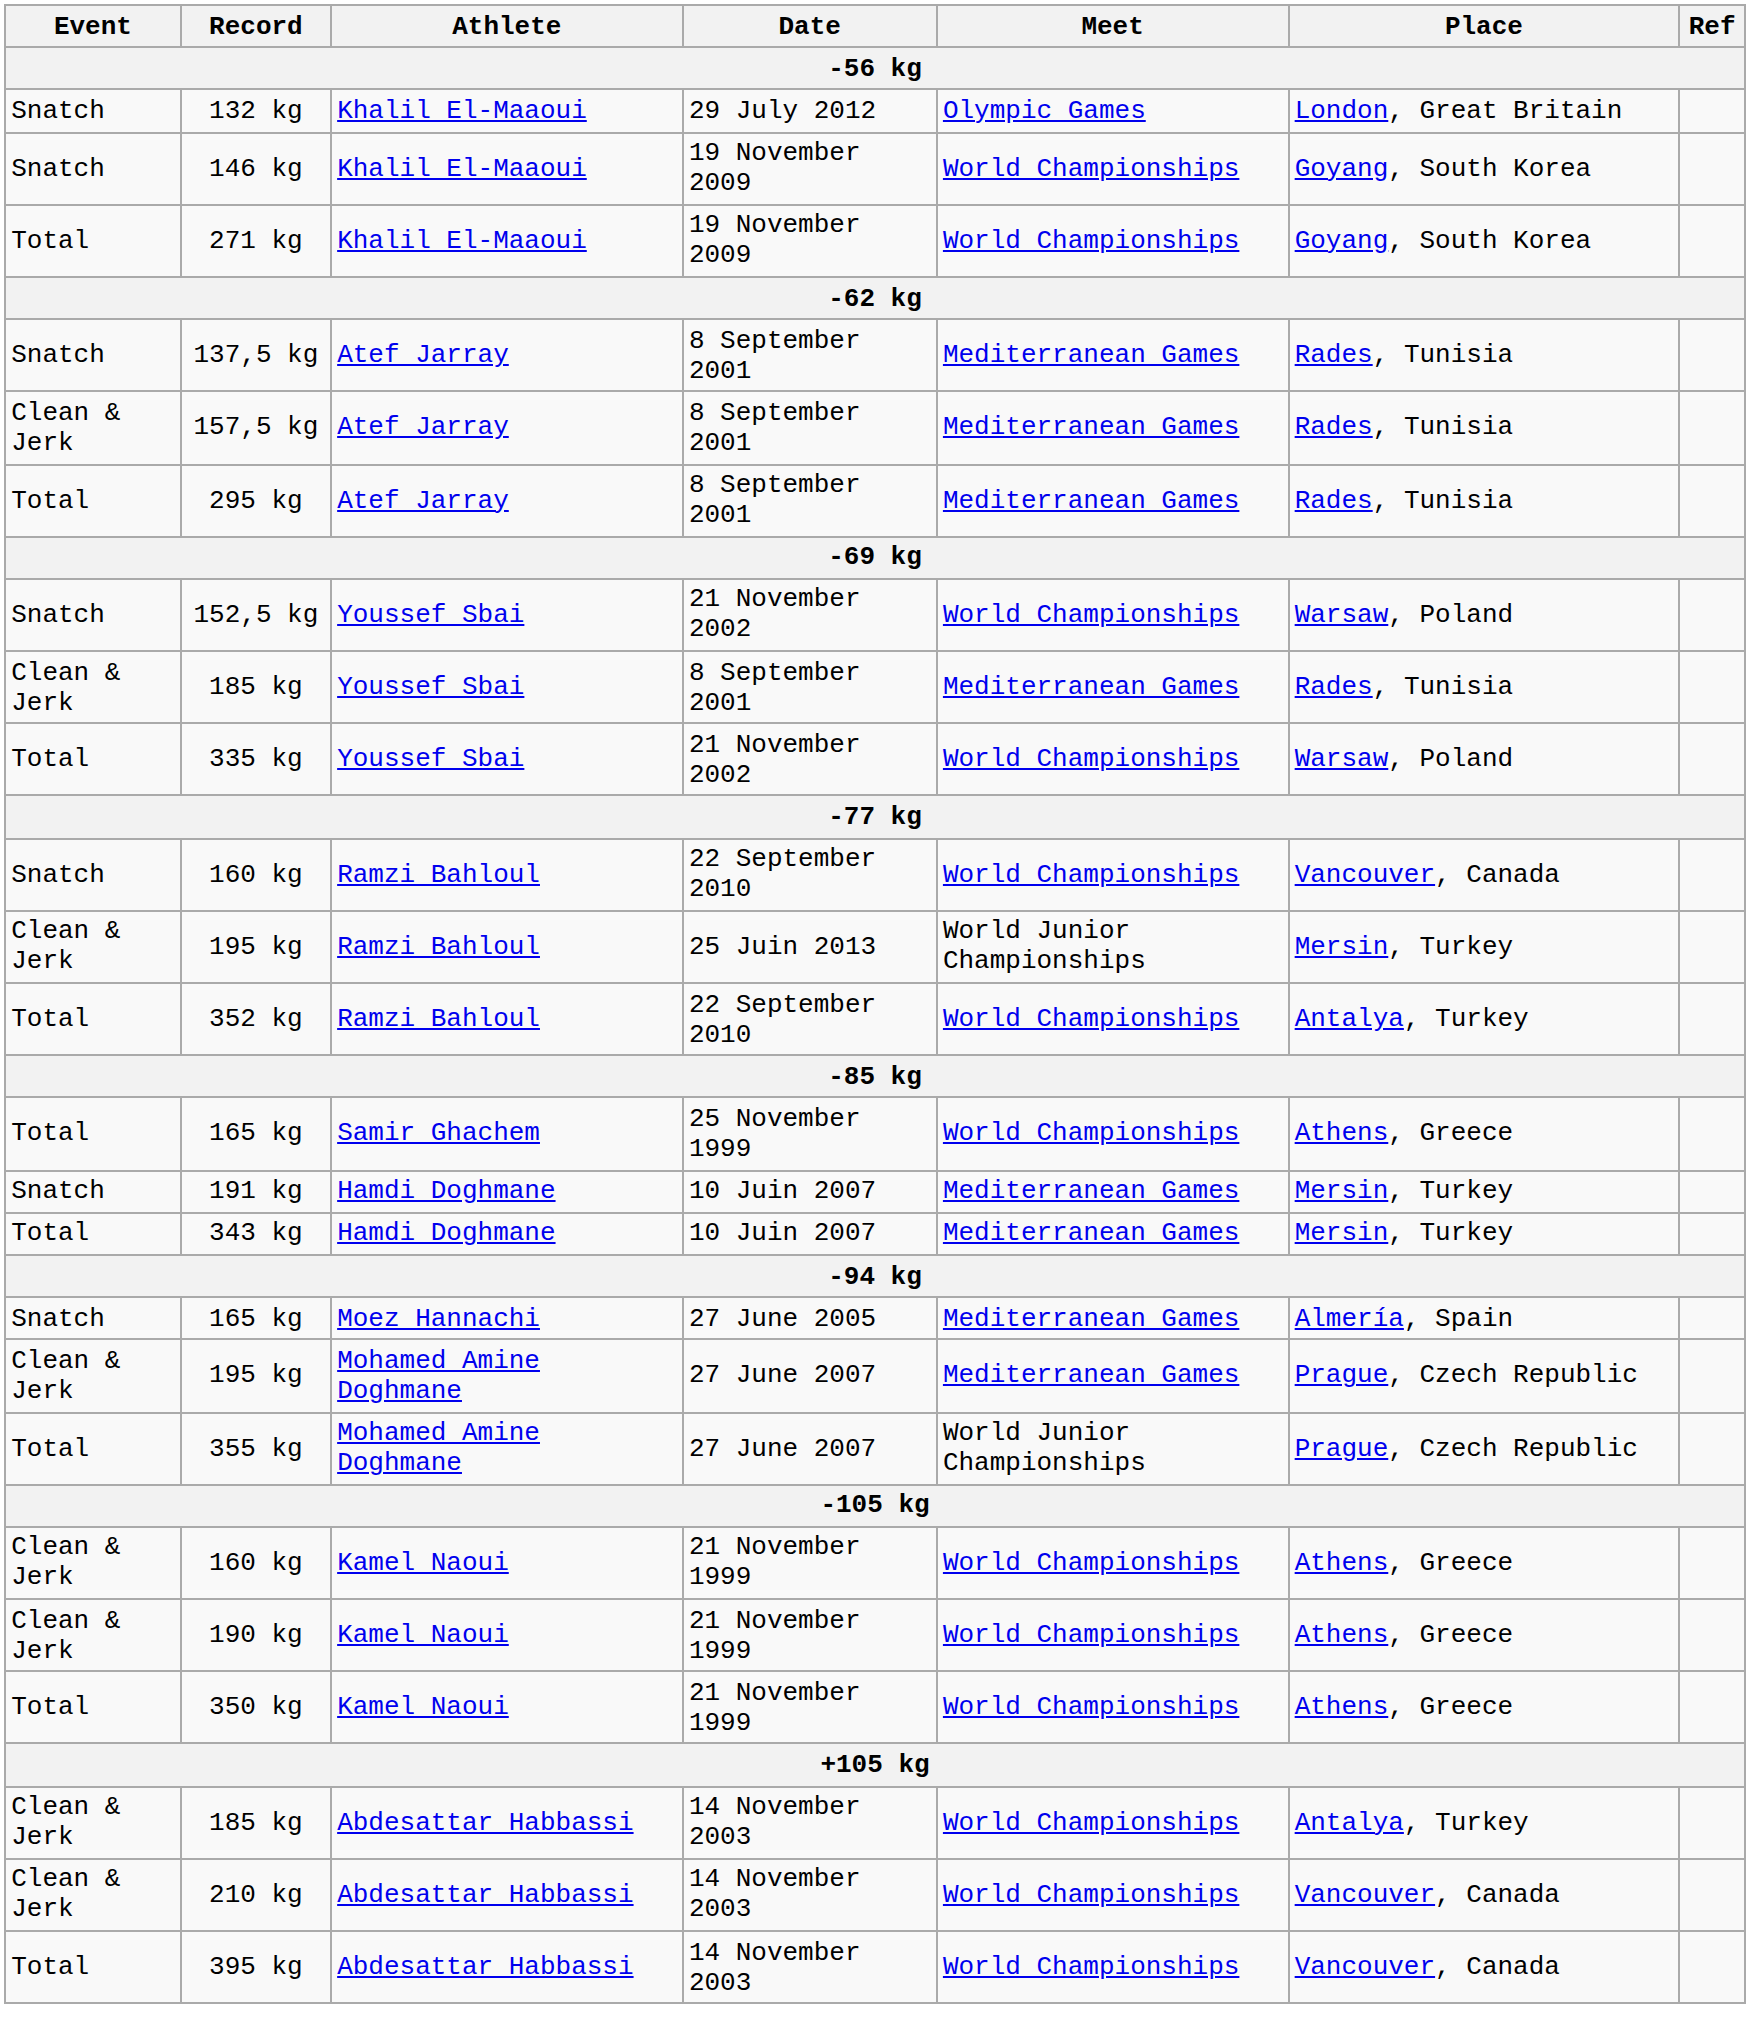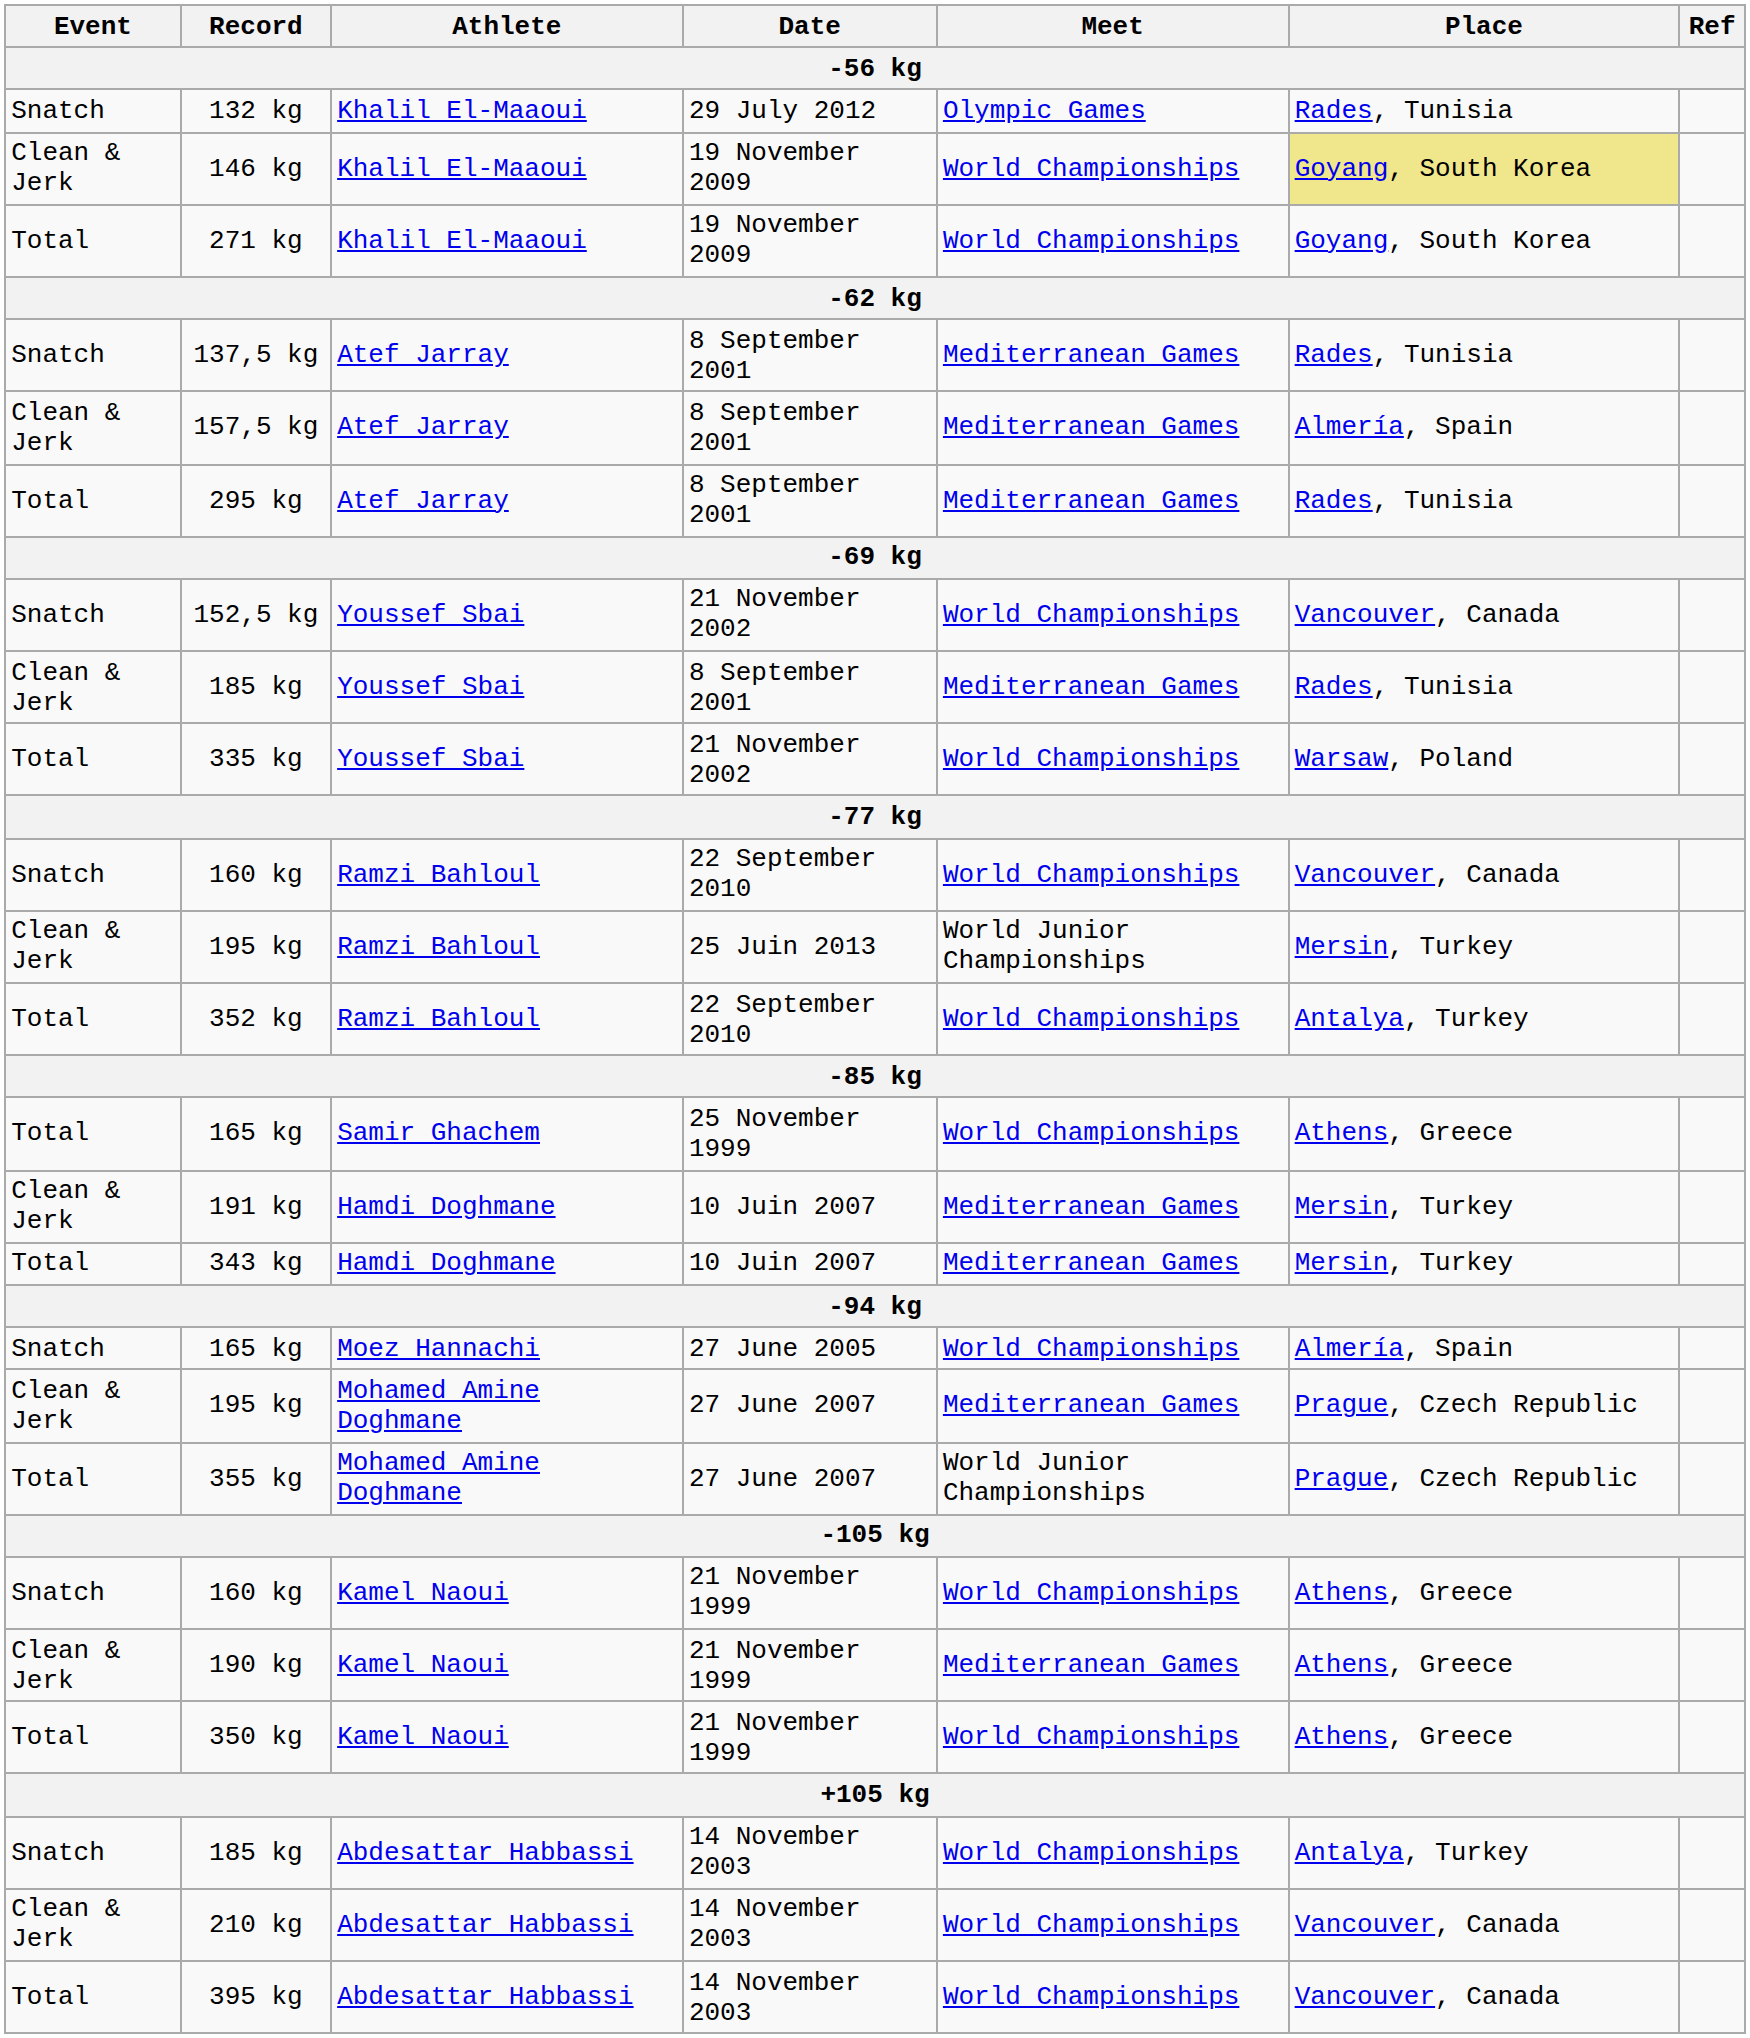(1458, 111) London, Great Britain -> (1404, 111) Rades, Tunisia
(58, 168) Snatch -> (66, 168) Clean & Jerk
(1443, 168) no background -> (1443, 168) khaki background
(1404, 428) Rades, Tunisia -> (1404, 428) Almería, Spain
(1404, 615) Warsaw, Poland -> (1427, 615) Vancouver, Canada
(58, 1191) Snatch -> (66, 1206) Clean & Jerk
(1091, 1318) Mediterranean Games -> (1091, 1348) World Championships
(66, 1563) Clean & Jerk -> (58, 1593) Snatch
(1091, 1635) World Championships -> (1091, 1665) Mediterranean Games
(66, 1822) Clean & Jerk -> (58, 1852) Snatch
